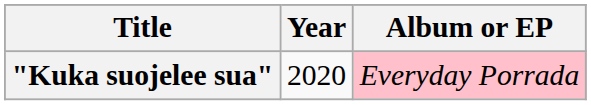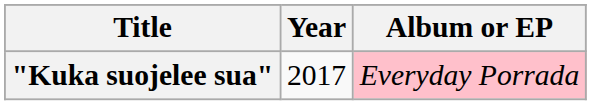(316, 74) 2020 -> (316, 74) 2017
